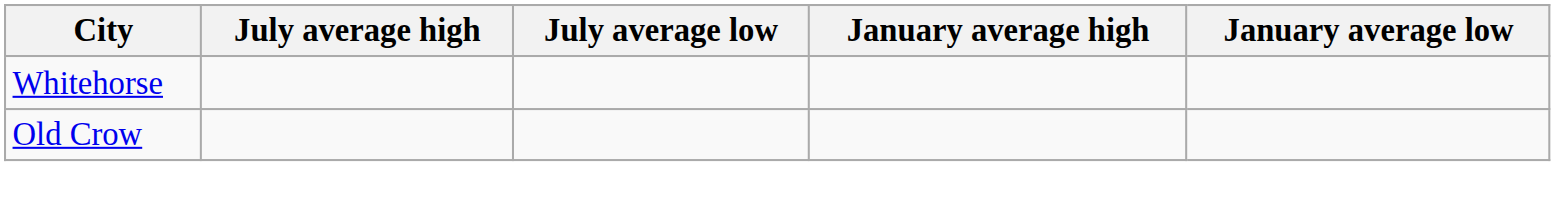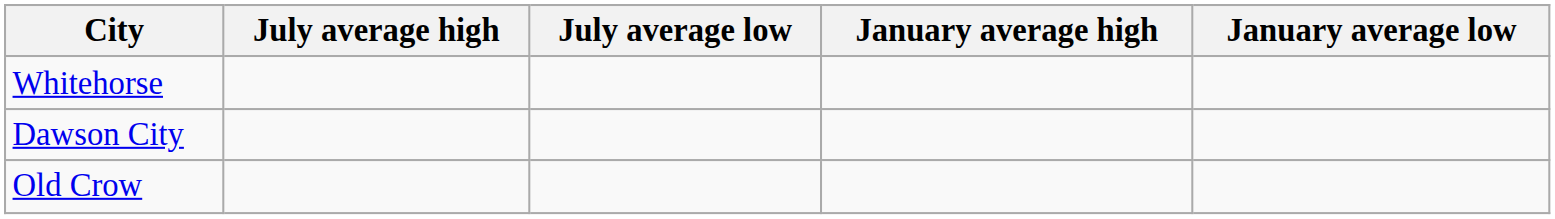+ row: (98, 133)
